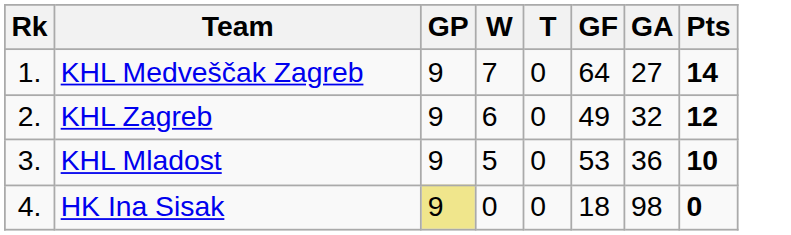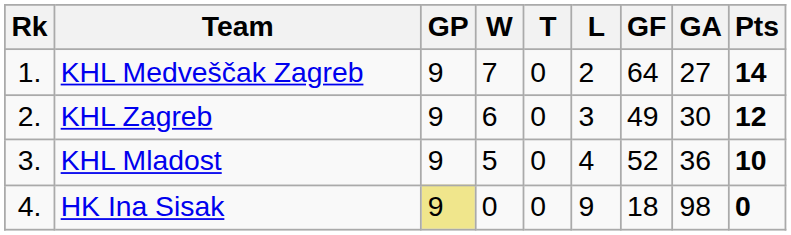+ column: (596, 26)
(647, 116) 32 -> (695, 116) 30
(594, 161) 53 -> (643, 161) 52
